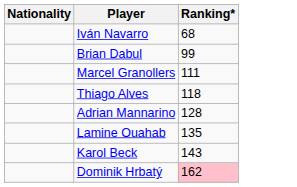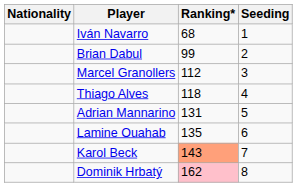+ column: (265, 14)
(191, 73) 111 -> (191, 73) 112
(191, 113) 128 -> (191, 113) 131
(191, 152) no background -> (191, 152) lightsalmon background
